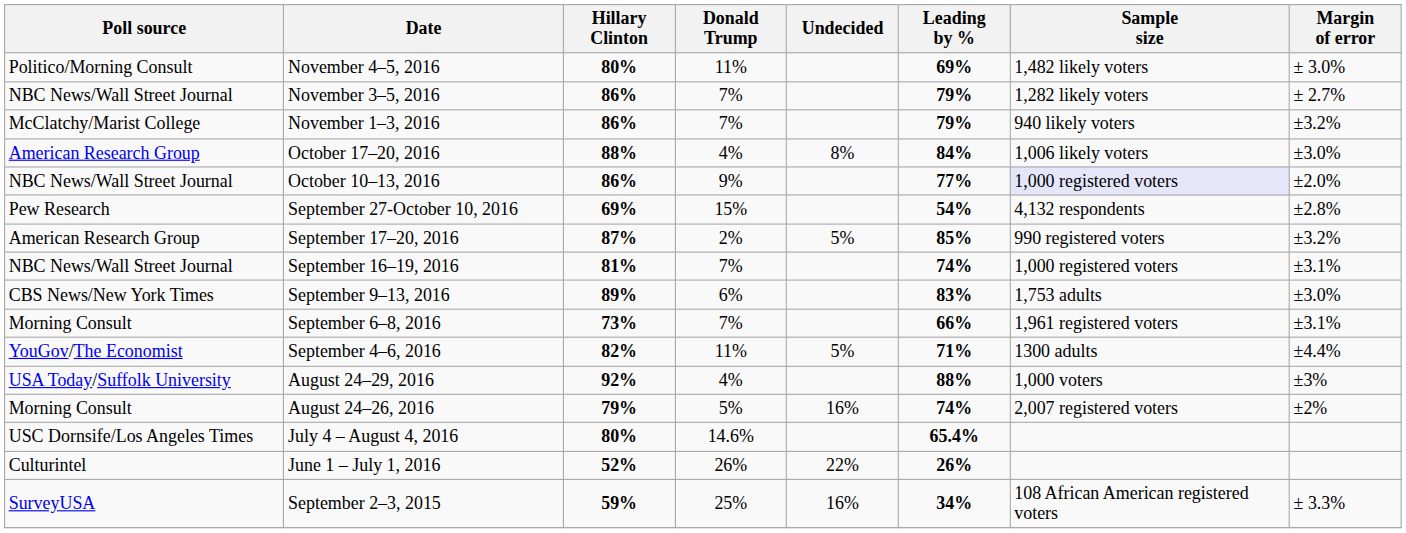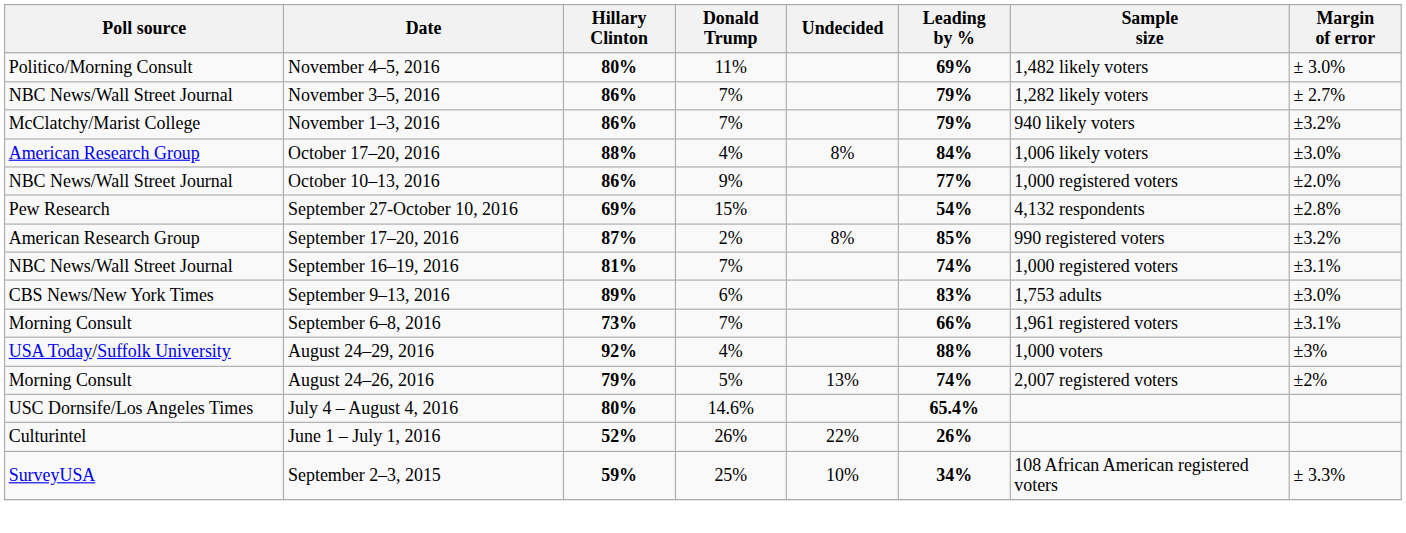(1096, 180) lavender background -> (1096, 180) no background
(843, 237) 5% -> (843, 237) 8%
- row: (364, 351)
(843, 408) 16% -> (843, 379) 13%
(843, 503) 16% -> (843, 475) 10%
